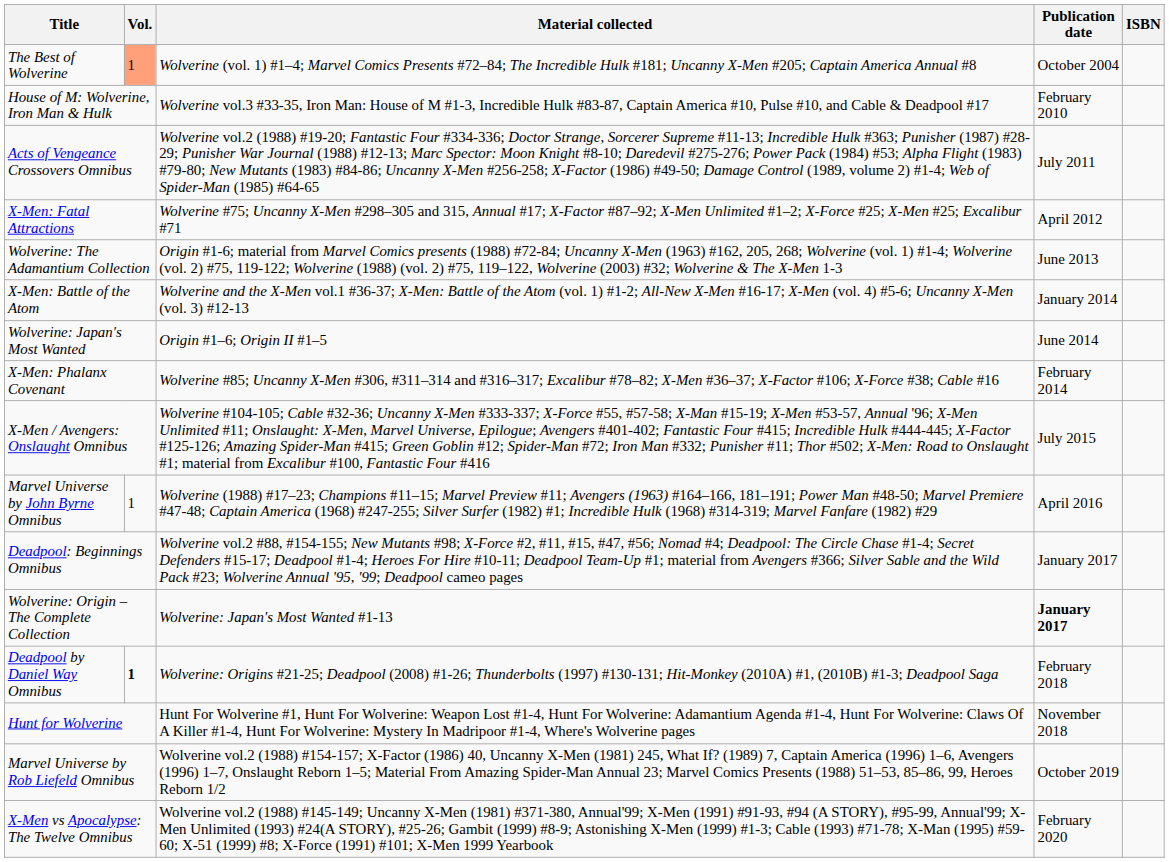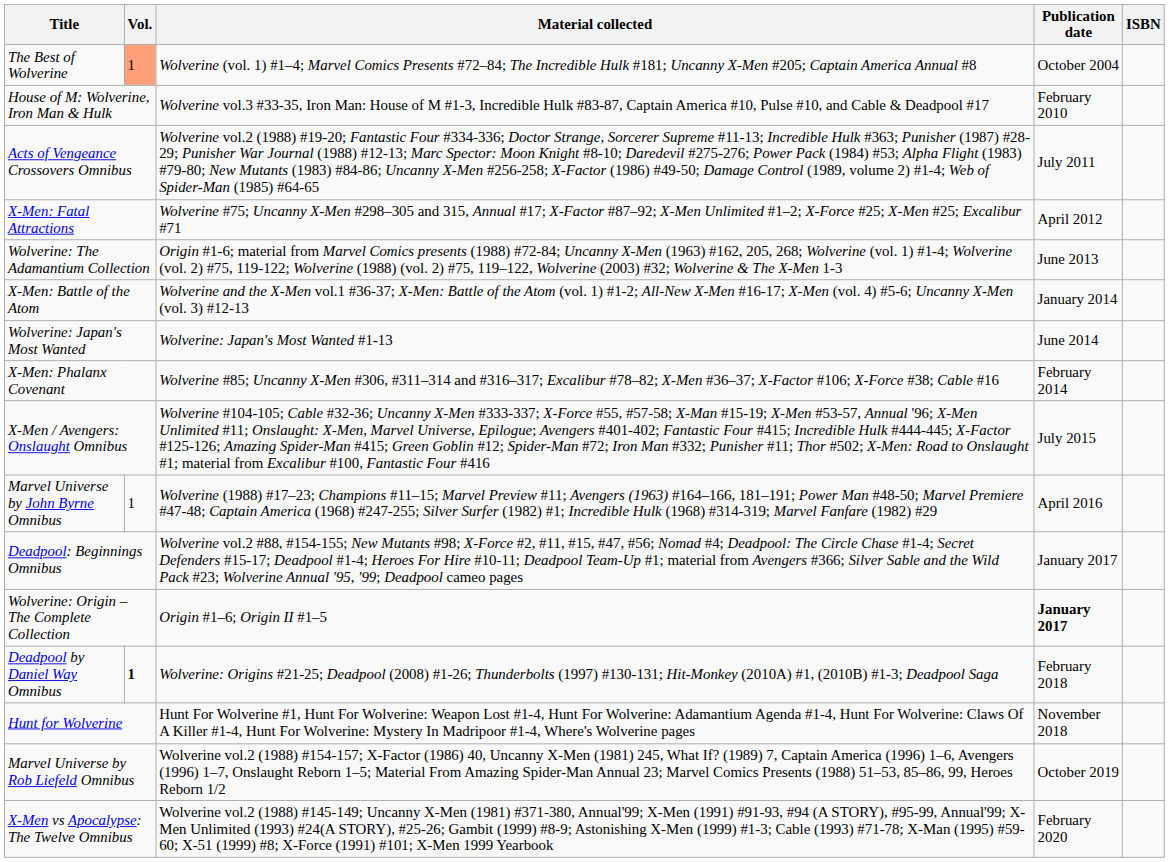(243, 340) Origin #1–6; Origin II #1–5 -> (276, 340) Wolverine: Japan's Most Wanted #1-13
(276, 617) Wolverine: Japan's Most Wanted #1-13 -> (243, 617) Origin #1–6; Origin II #1–5
